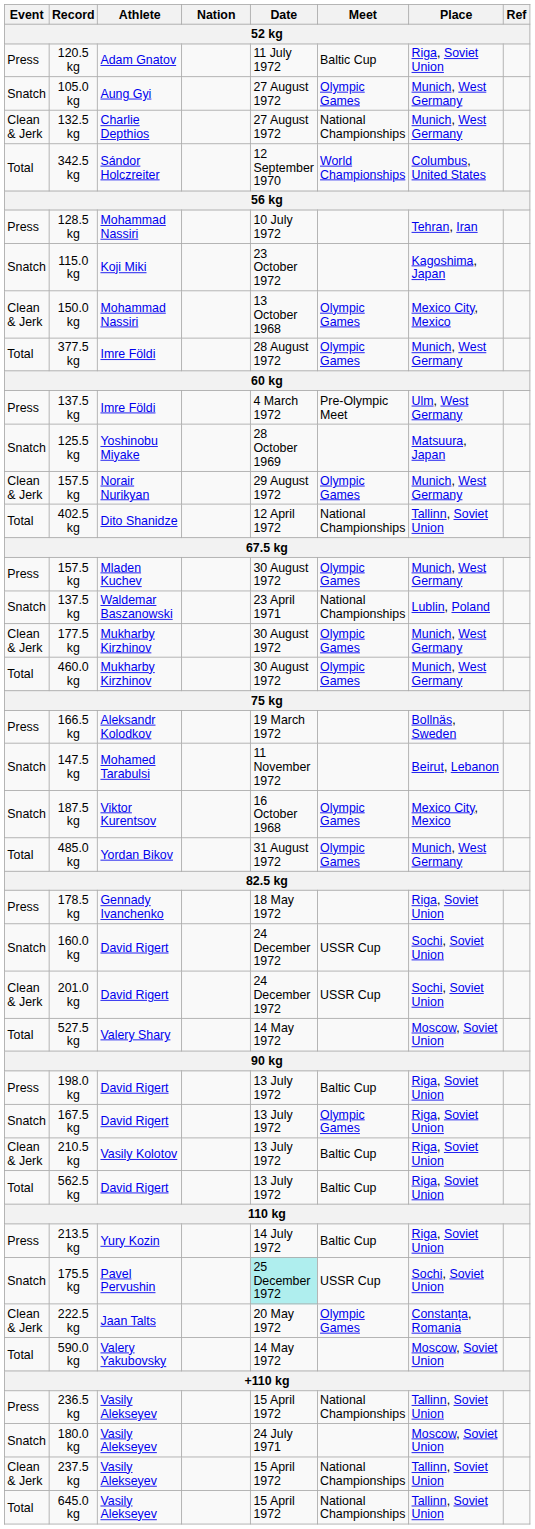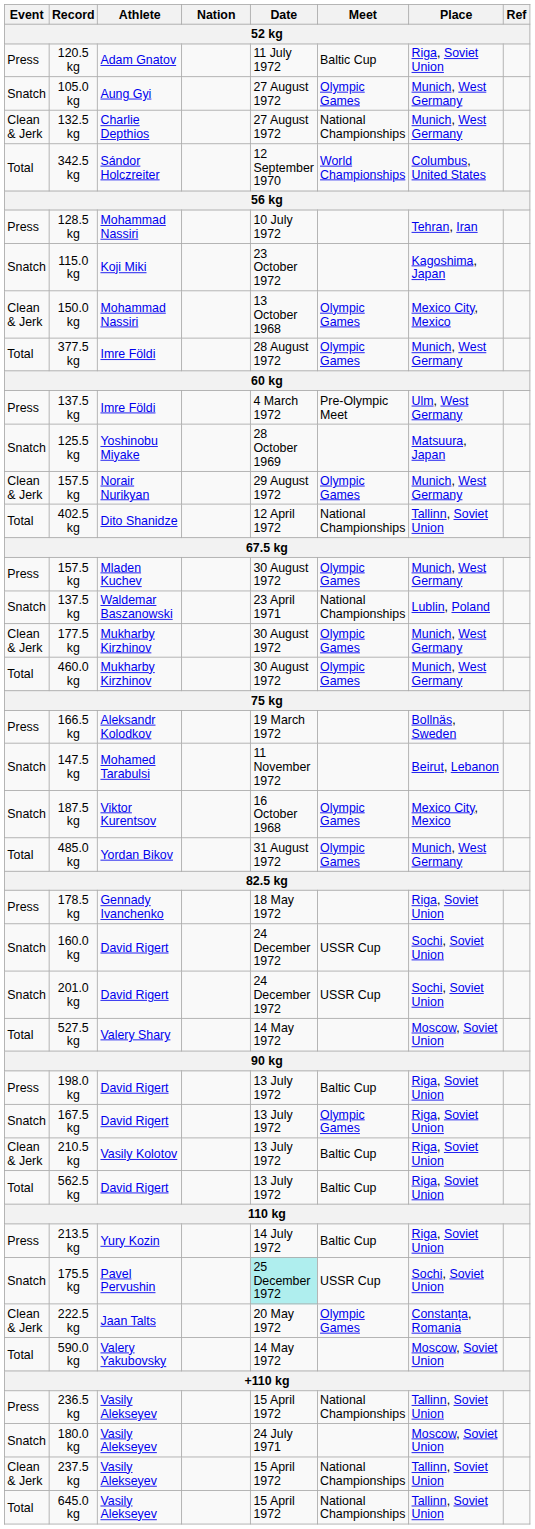(25, 995) Clean & Jerk -> (27, 995) Snatch
